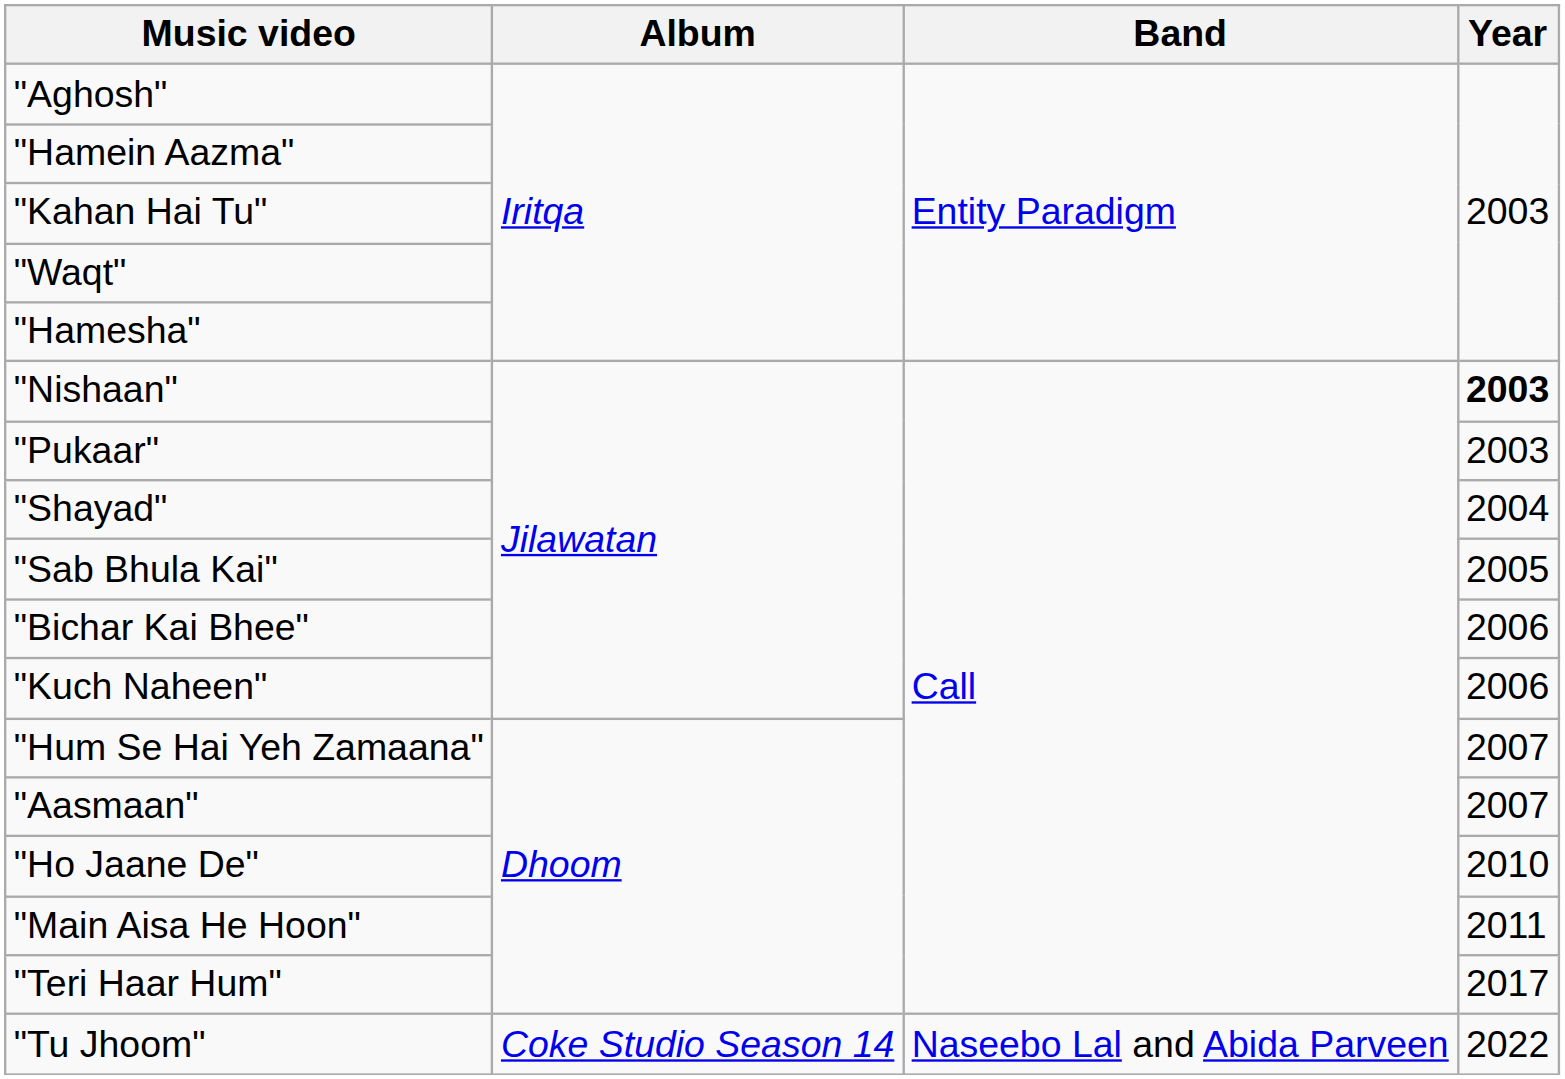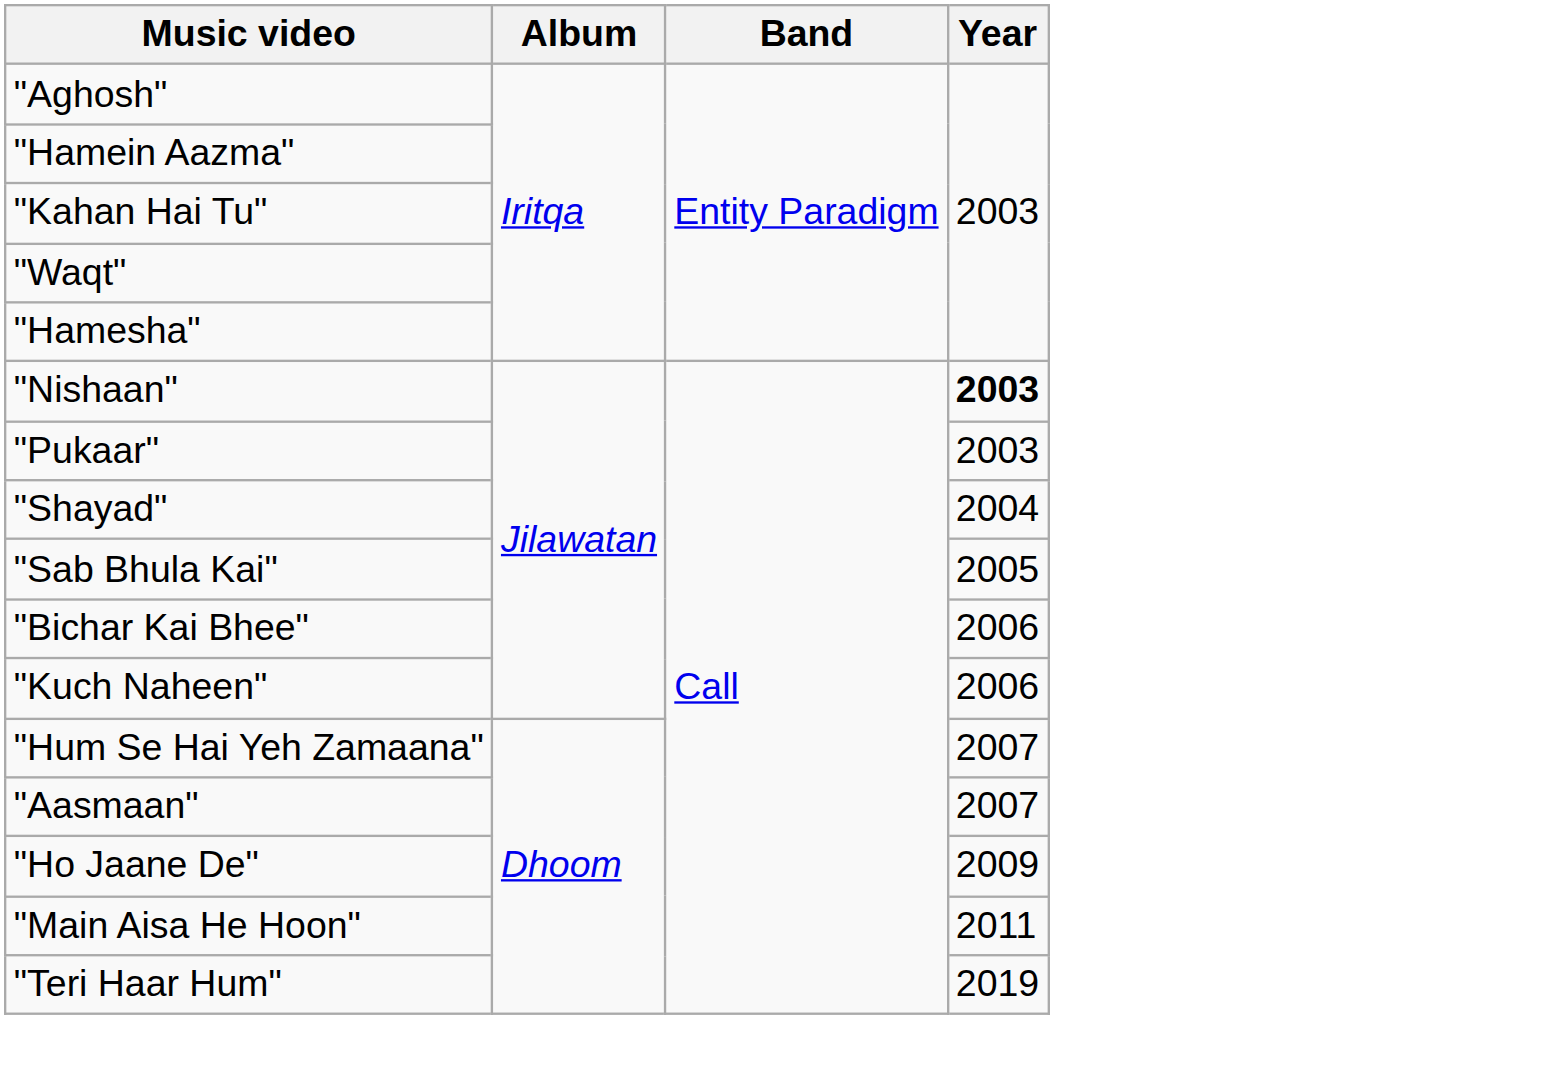(1508, 865) 2010 -> (997, 865) 2009
(1508, 984) 2017 -> (997, 984) 2019
- row: (110, 1043)
